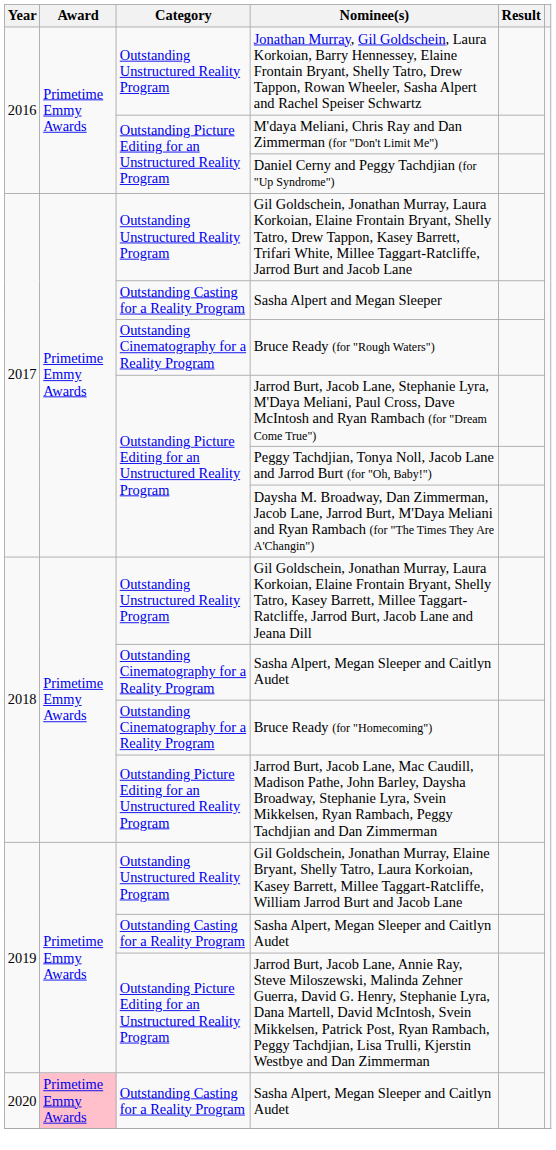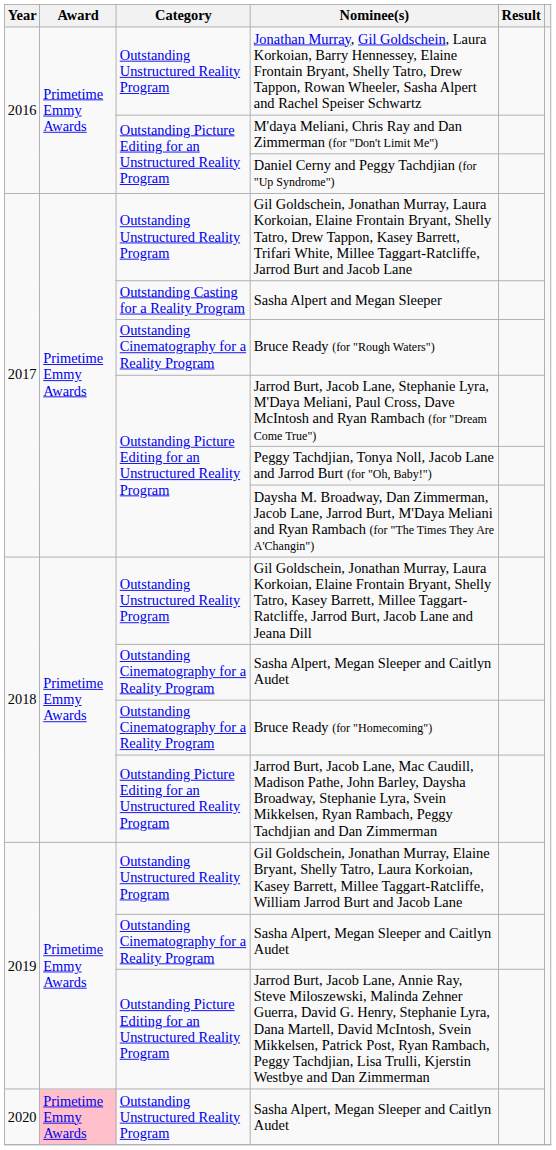(182, 933) Outstanding Casting for a Reality Program -> (183, 941) Outstanding Cinematography for a Reality Program
(182, 1100) Outstanding Casting for a Reality Program -> (180, 1116) Outstanding Unstructured Reality Program
